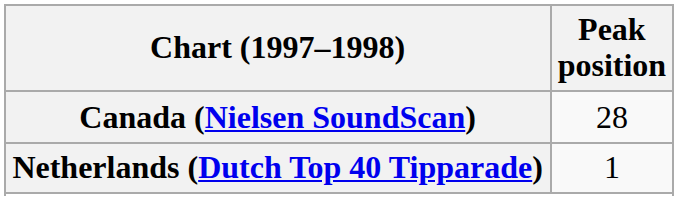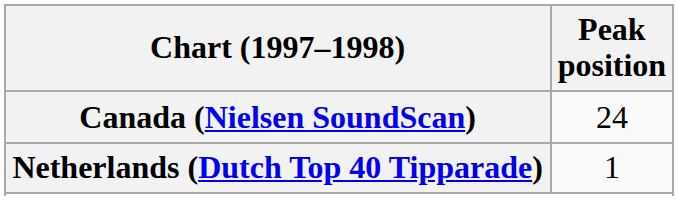(612, 116) 28 -> (612, 116) 24
